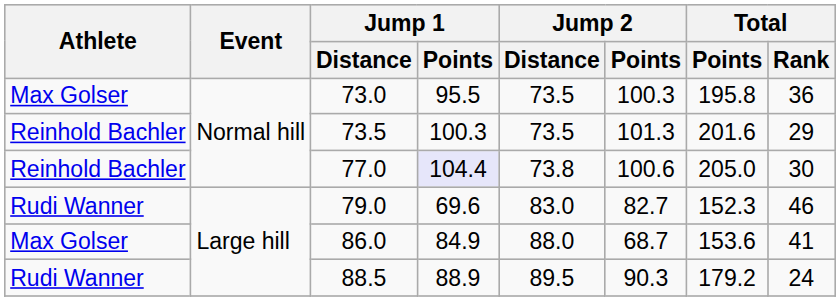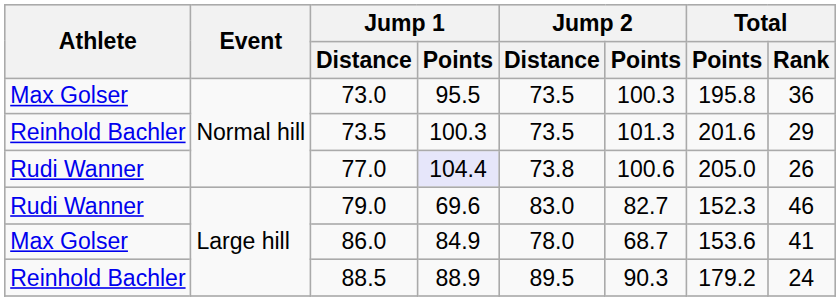(98, 169) Reinhold Bachler -> (77, 169) Rudi Wanner
(801, 169) 30 -> (801, 169) 26
(552, 242) 88.0 -> (552, 242) 78.0
(77, 278) Rudi Wanner -> (98, 278) Reinhold Bachler
